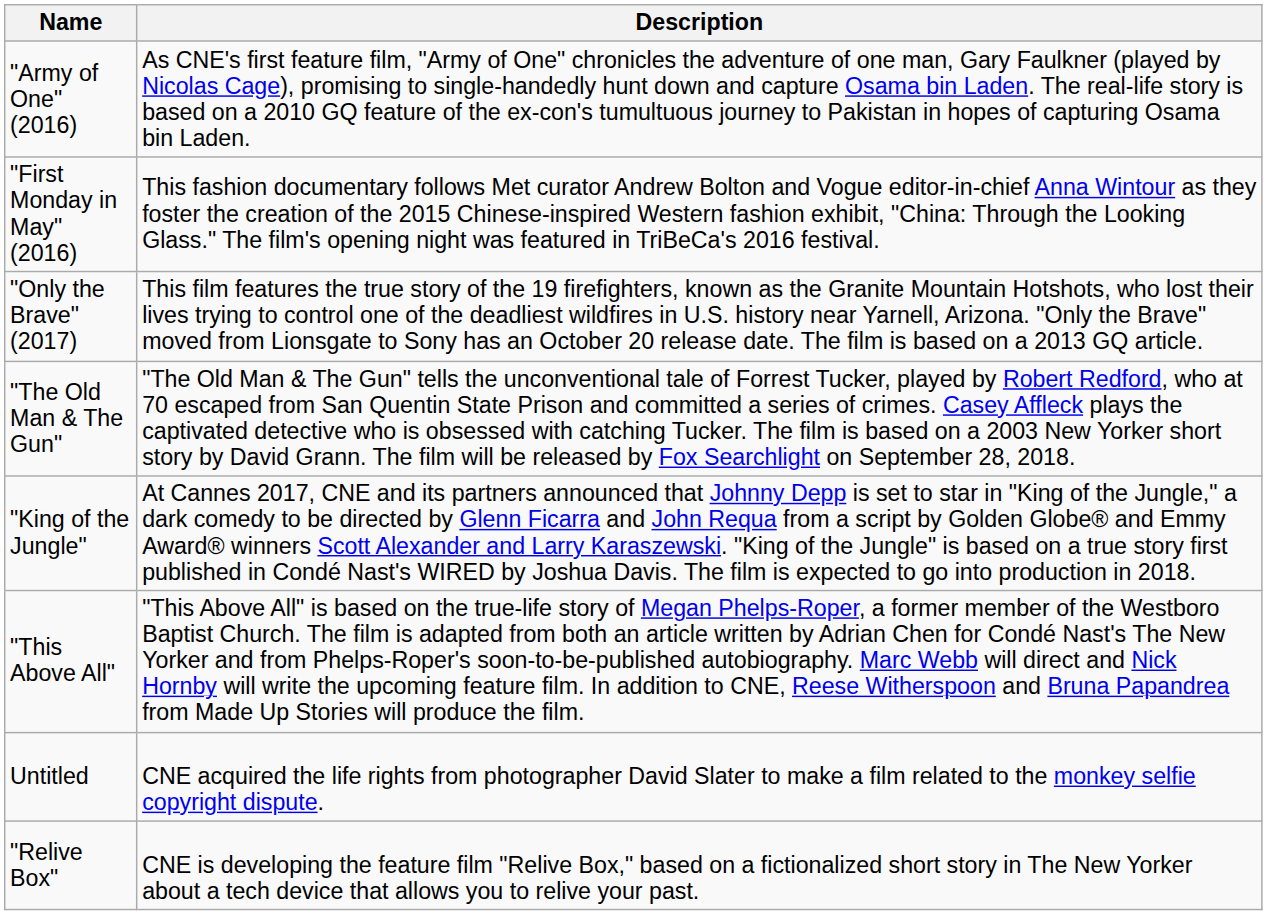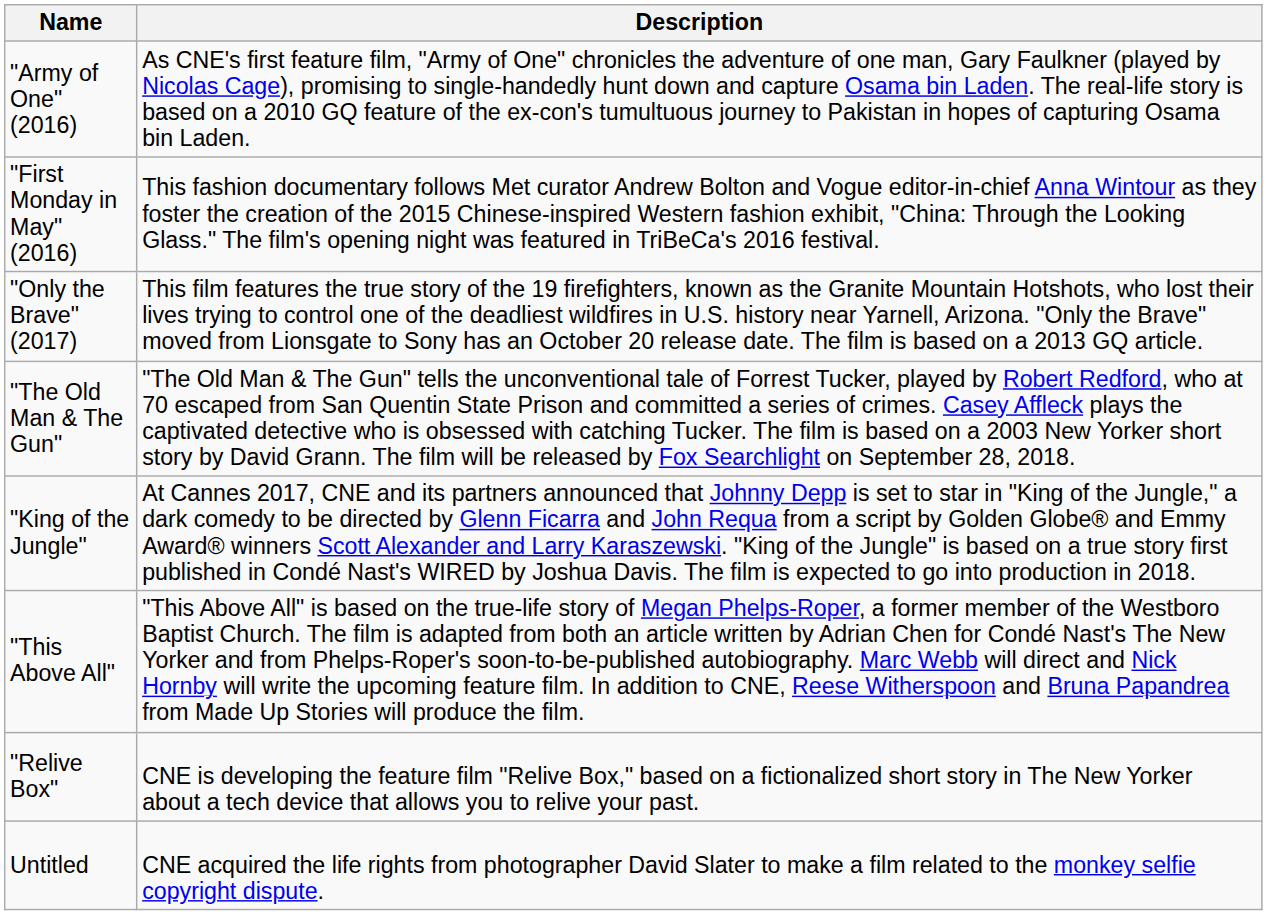rows swapped: (46, 865) <-> (49, 776)
